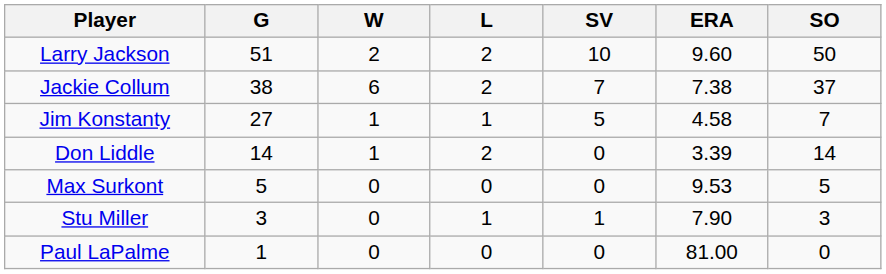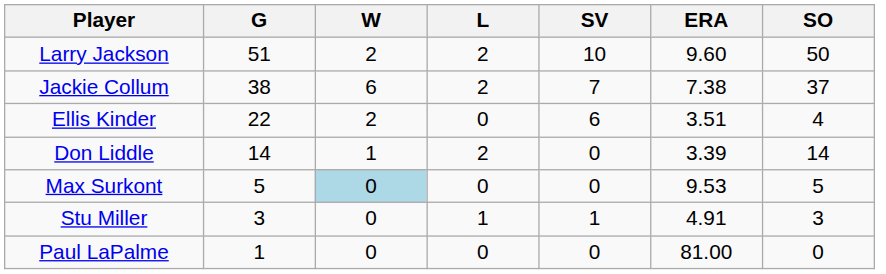- row: (105, 119)
+ row: (104, 119)
(374, 185) no background -> (371, 185) lightblue background
(712, 218) 7.90 -> (706, 218) 4.91
